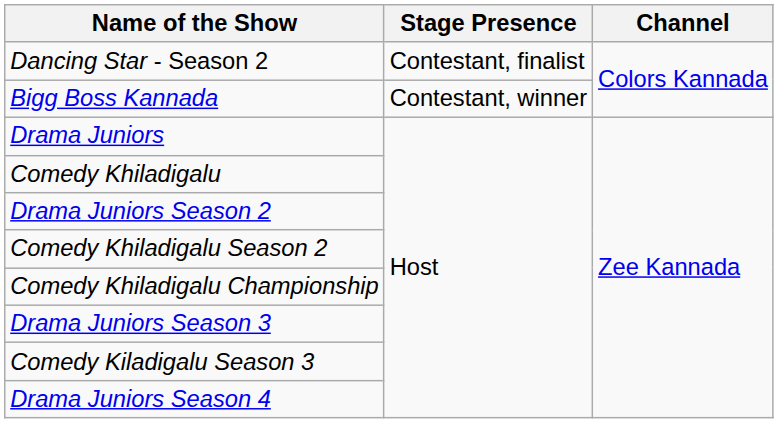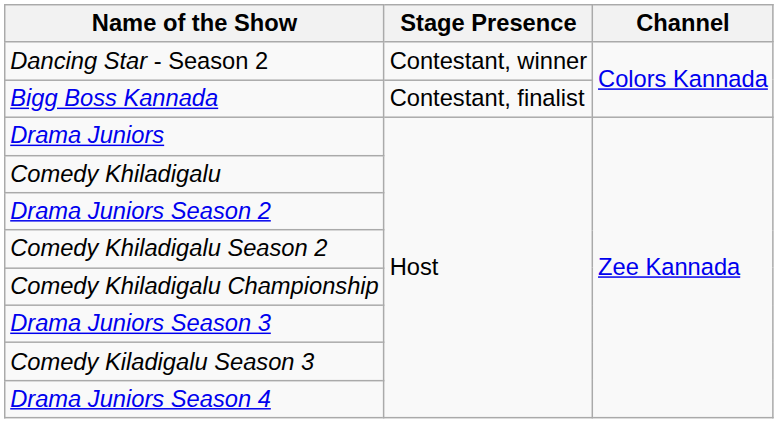(487, 60) Contestant, finalist -> (488, 60) Contestant, winner
(488, 98) Contestant, winner -> (487, 98) Contestant, finalist
